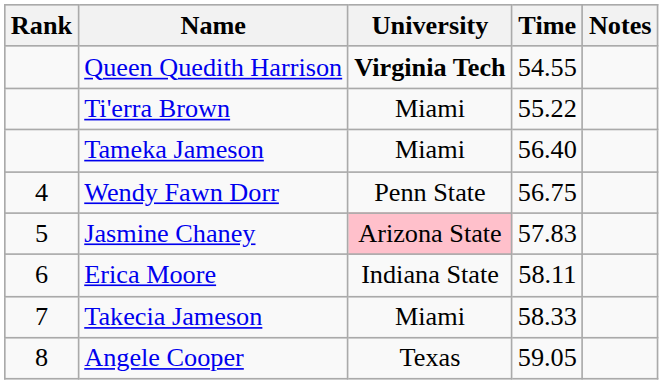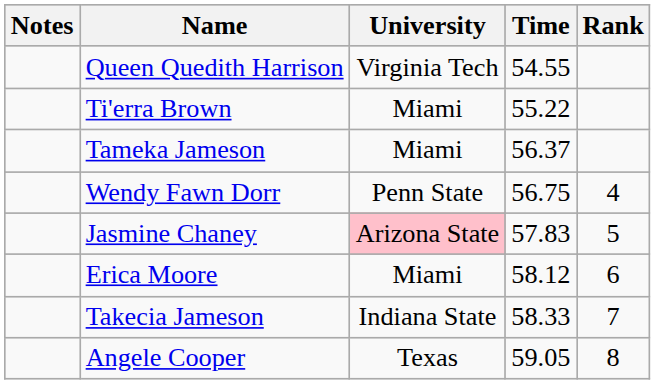columns swapped: (42, 25) <-> (620, 25)
(430, 66) bold -> (427, 66) normal
(547, 150) 56.40 -> (541, 150) 56.37
(430, 274) Indiana State -> (427, 274) Miami
(547, 274) 58.11 -> (541, 274) 58.12
(430, 316) Miami -> (427, 316) Indiana State
